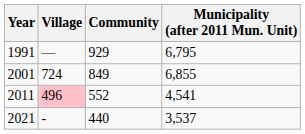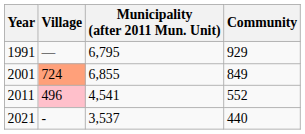columns swapped: (124, 23) <-> (231, 23)
(52, 74) no background -> (52, 74) lightsalmon background
